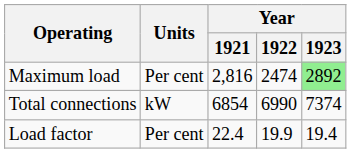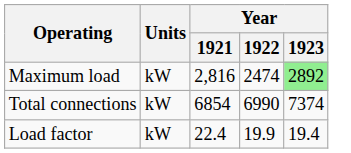(174, 76) Per cent -> (158, 76) kW
(174, 133) Per cent -> (158, 133) kW
